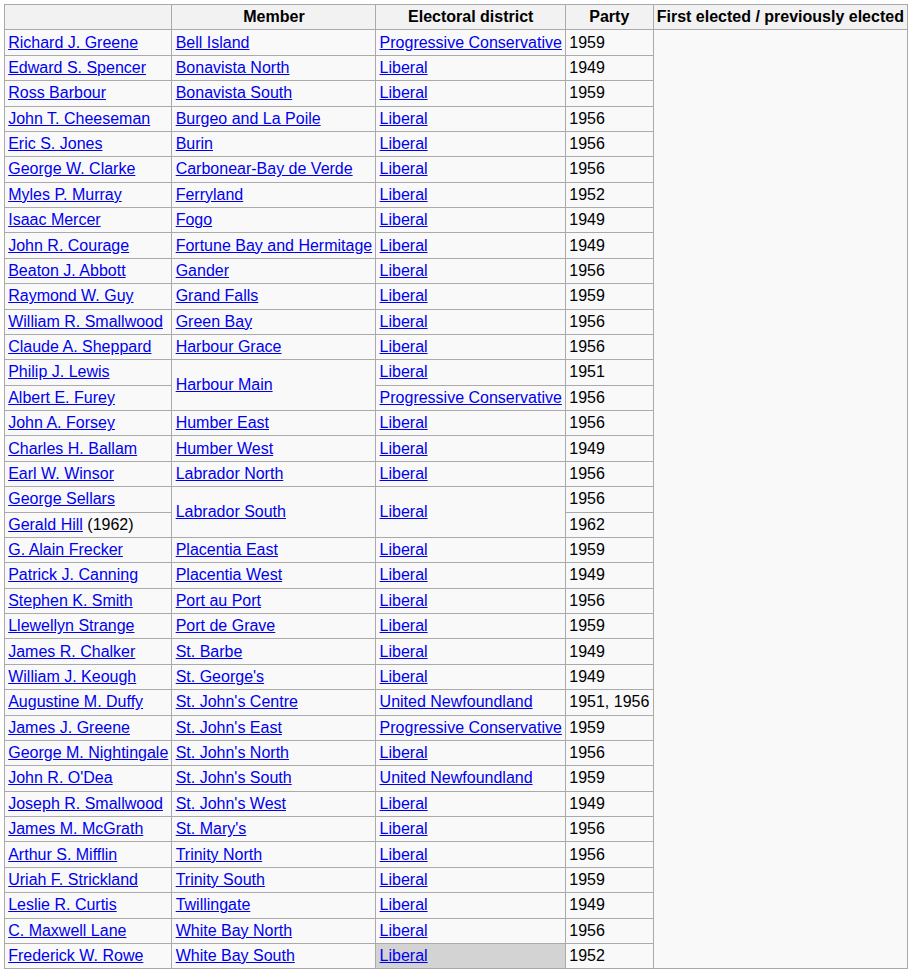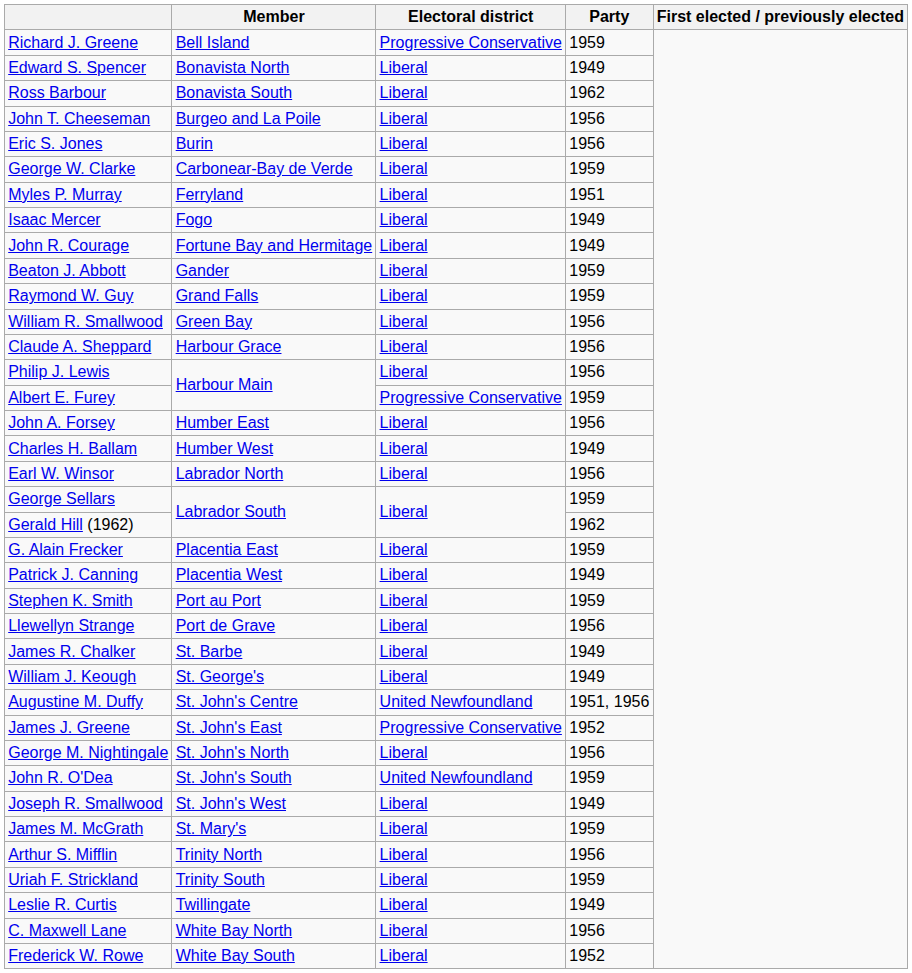(587, 93) 1959 -> (587, 93) 1962
(587, 169) 1956 -> (587, 169) 1959
(587, 194) 1952 -> (587, 194) 1951
(587, 270) 1956 -> (587, 270) 1959
(587, 372) 1951 -> (587, 372) 1956
(587, 397) 1956 -> (587, 397) 1959
(587, 499) 1956 -> (587, 499) 1959
(587, 600) 1956 -> (587, 600) 1959
(587, 626) 1959 -> (587, 626) 1956
(587, 727) 1959 -> (587, 727) 1952
(587, 829) 1956 -> (587, 829) 1959
(404, 956) lightgrey background -> (404, 956) no background
